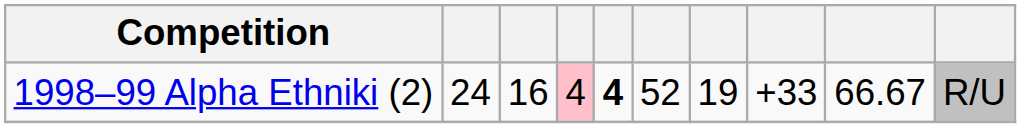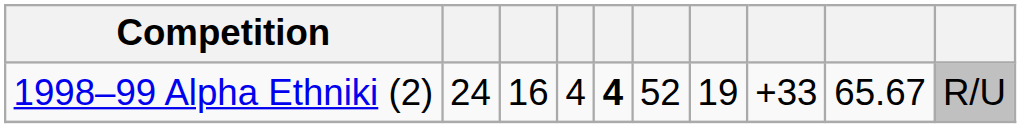(576, 91) pink background -> (576, 91) no background
(880, 91) 66.67 -> (880, 91) 65.67
